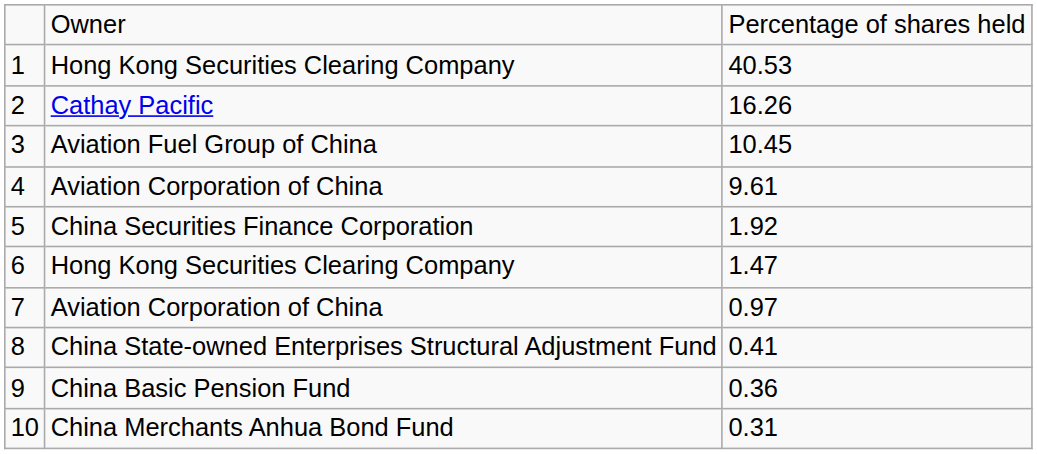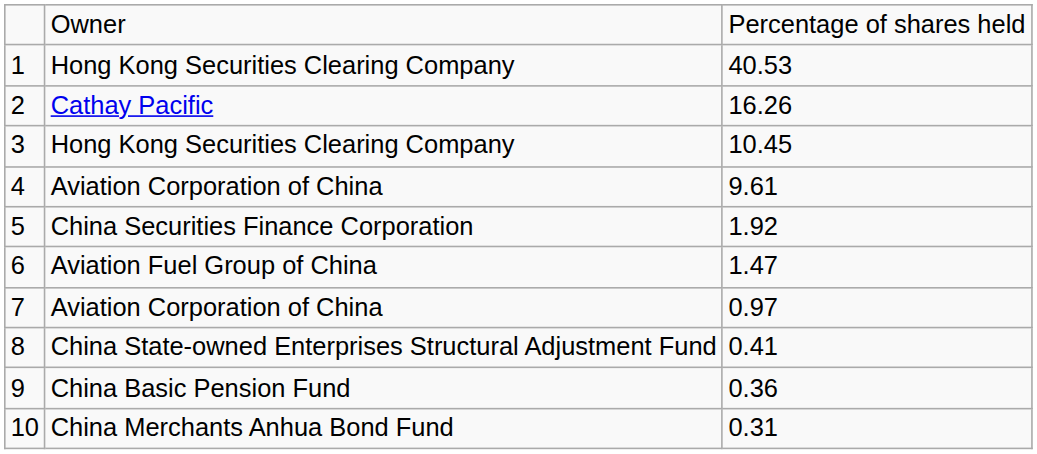(214, 145) Aviation Fuel Group of China -> (283, 145) Hong Kong Securities Clearing Company
(283, 266) Hong Kong Securities Clearing Company -> (214, 266) Aviation Fuel Group of China
